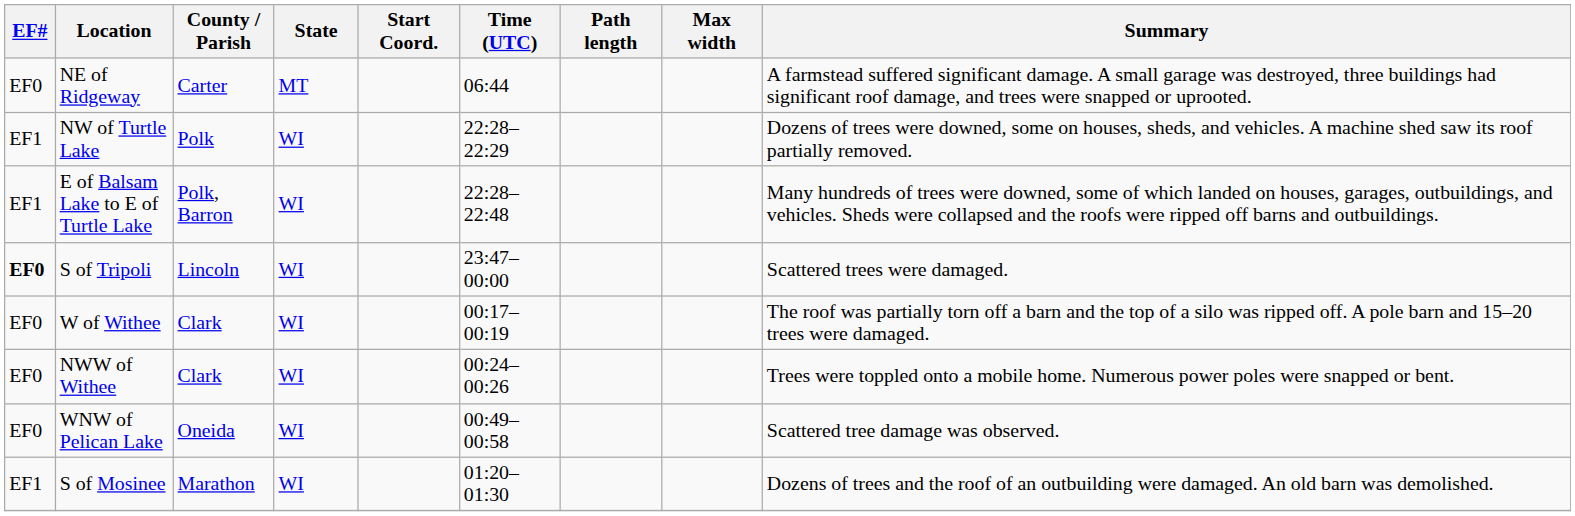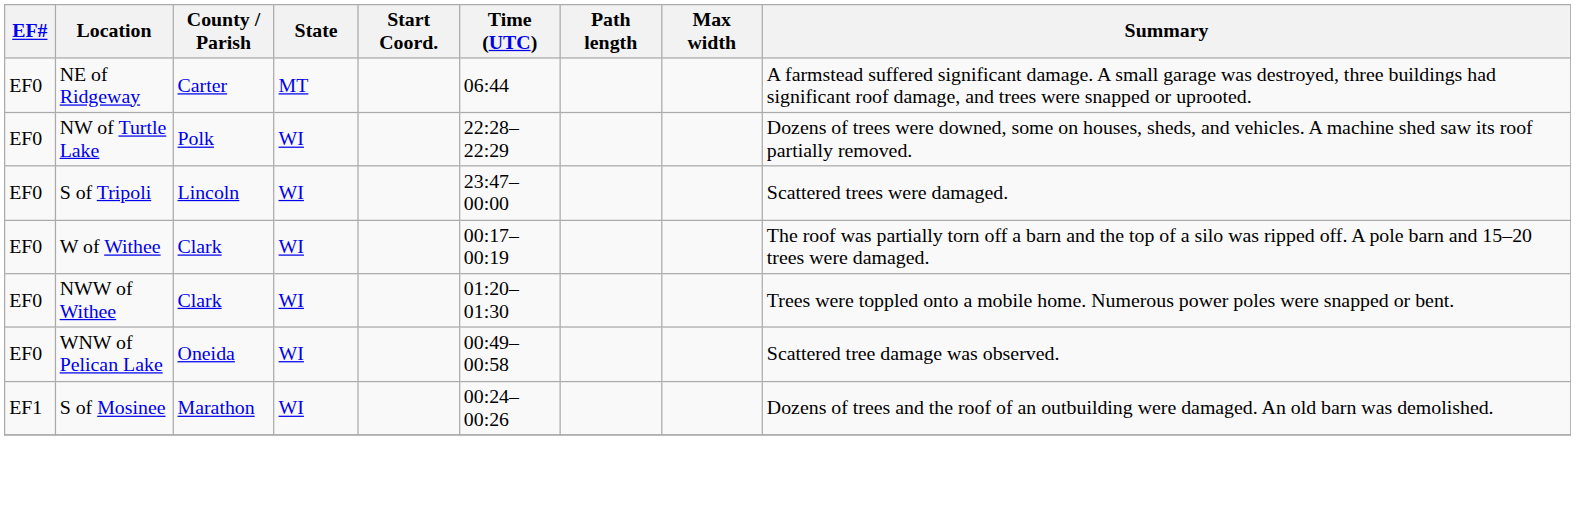(26, 138) EF1 -> (26, 138) EF0
- row: (109, 203)
(27, 268) bold -> (26, 192) normal
(491, 376) 00:24–00:26 -> (491, 300) 01:20–01:30
(491, 483) 01:20–01:30 -> (491, 407) 00:24–00:26
